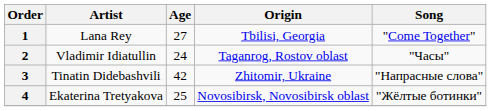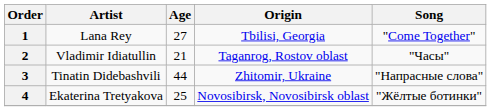(180, 55) 24 -> (180, 55) 21
(180, 75) 42 -> (180, 75) 44
